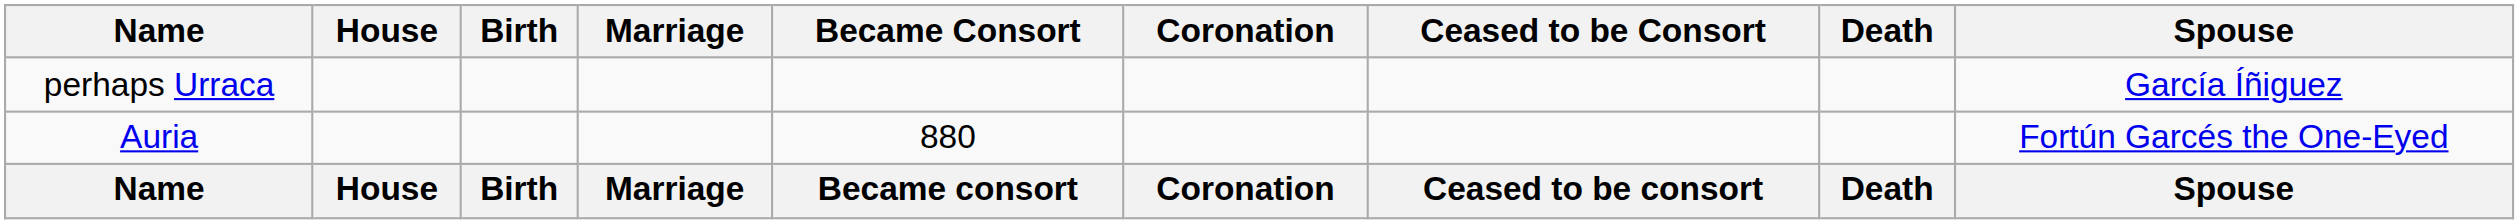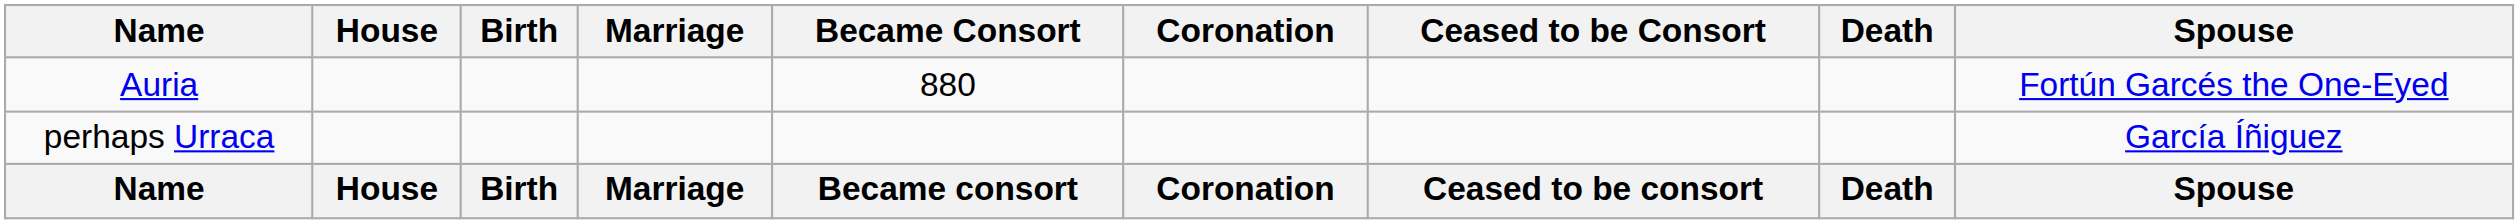rows swapped: (159, 84) <-> (159, 137)
